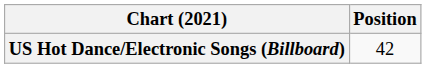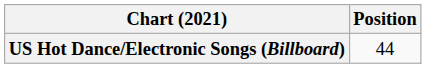(385, 48) 42 -> (385, 48) 44
